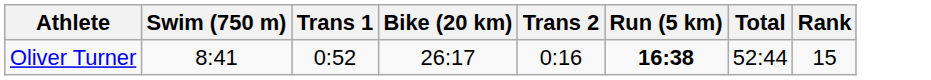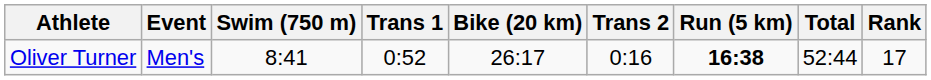+ column: (176, 22)
(825, 57) 15 -> (894, 57) 17
